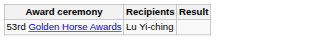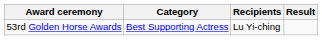+ column: (177, 12)
